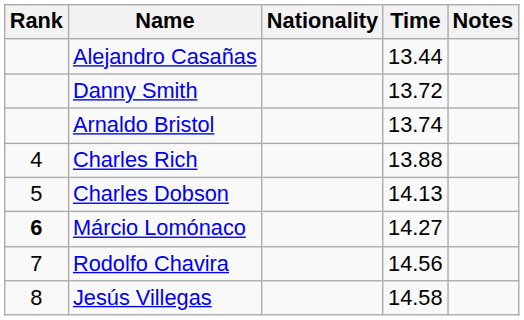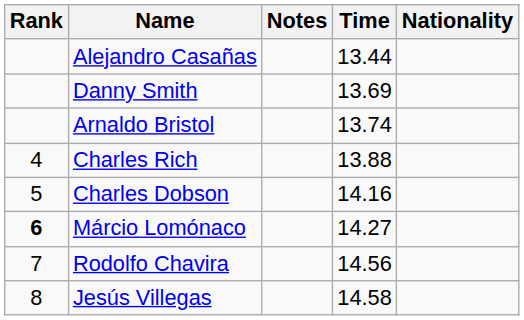columns swapped: (322, 21) <-> (483, 21)
(415, 90) 13.72 -> (365, 90) 13.69
(415, 194) 14.13 -> (365, 194) 14.16
